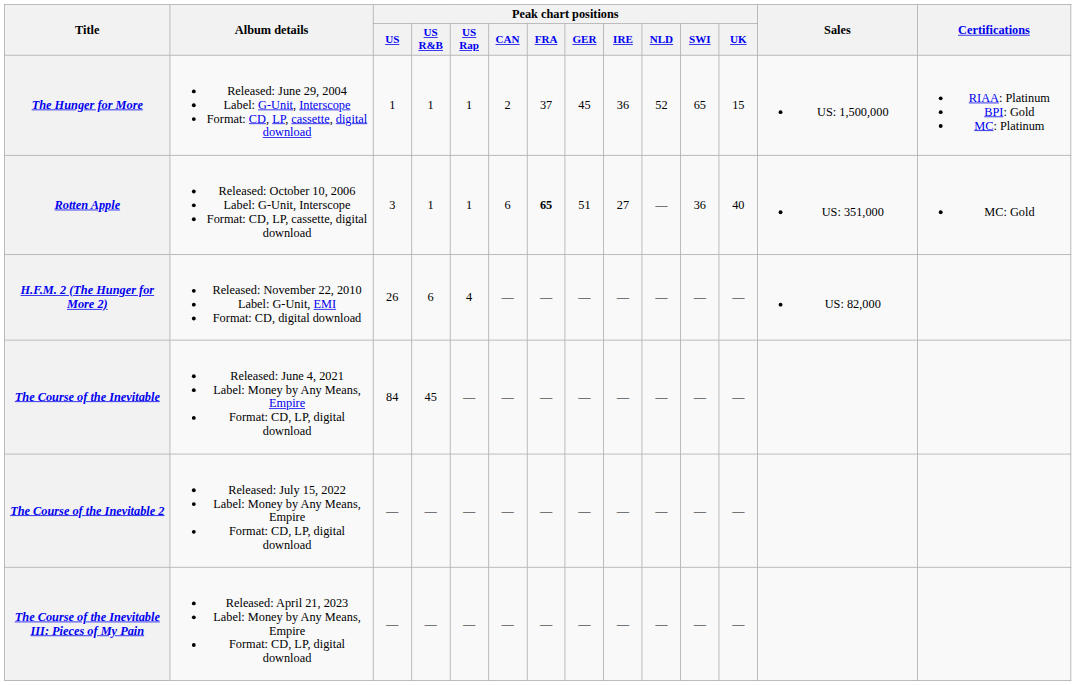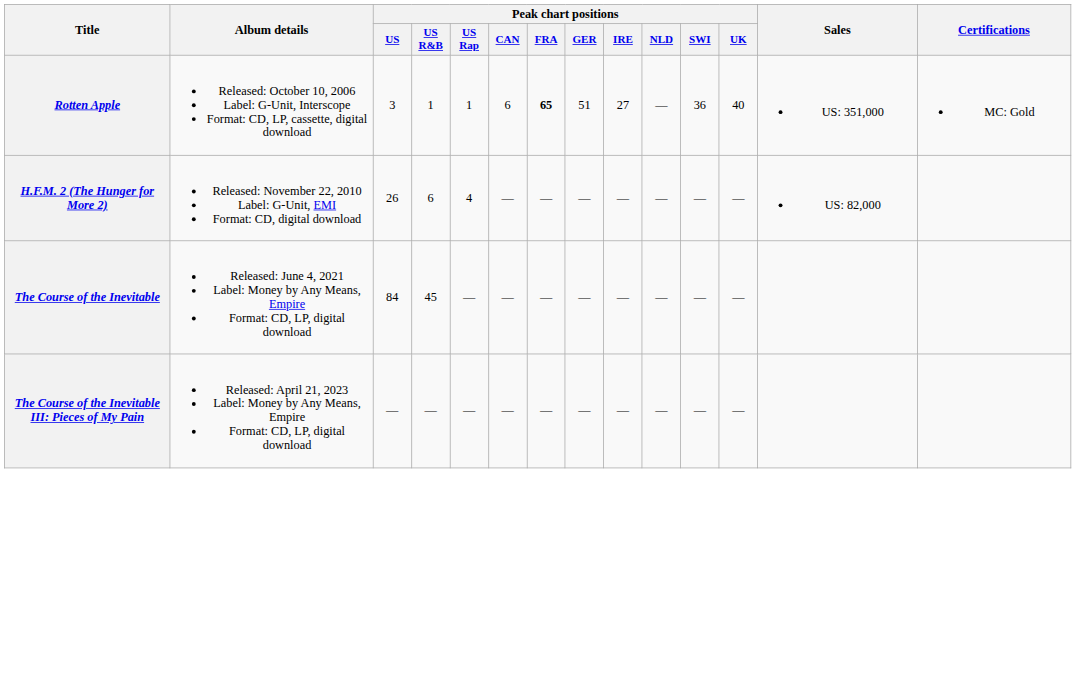- row: (87, 105)
- row: (87, 510)
